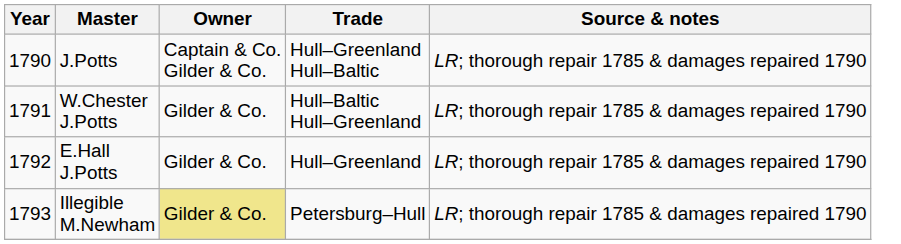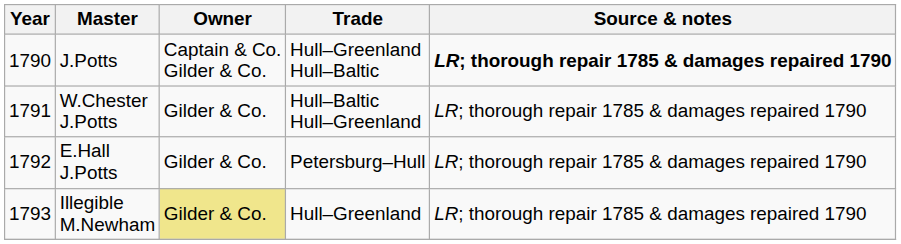(650, 60) normal -> (663, 60) bold
(356, 162) Hull–Greenland -> (358, 162) Petersburg–Hull
(358, 213) Petersburg–Hull -> (356, 213) Hull–Greenland
